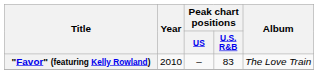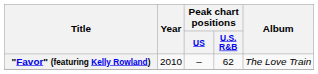(228, 61) 83 -> (228, 61) 62
